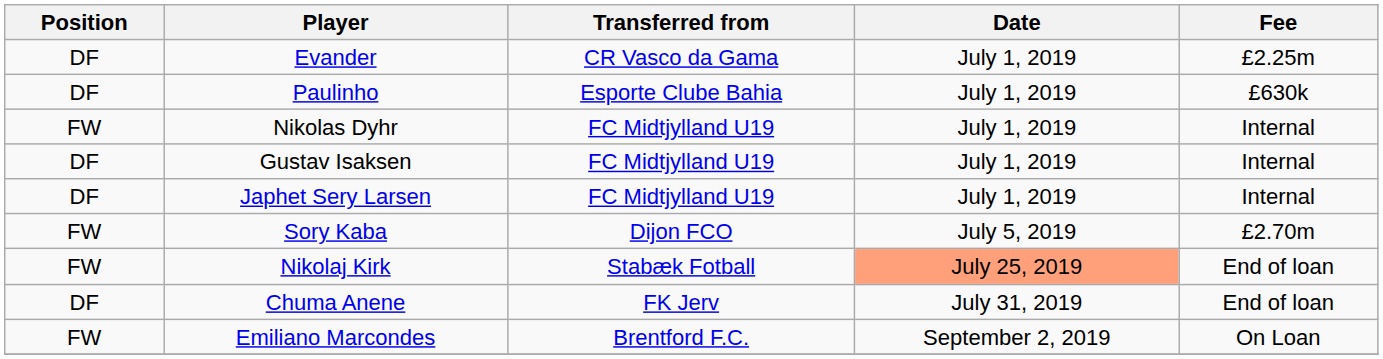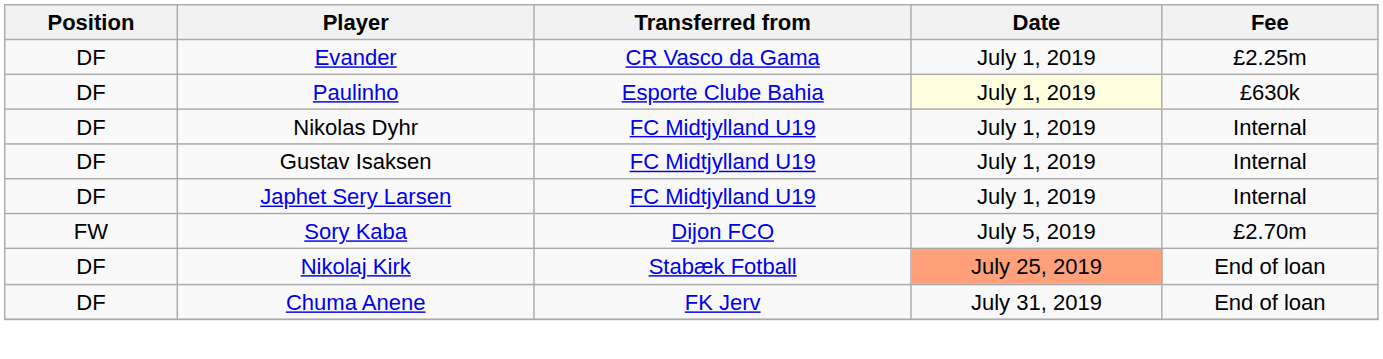(1017, 92) no background -> (1036, 92) lightyellow background
(84, 127) FW -> (91, 127) DF
(84, 267) FW -> (91, 267) DF
- row: (336, 336)
